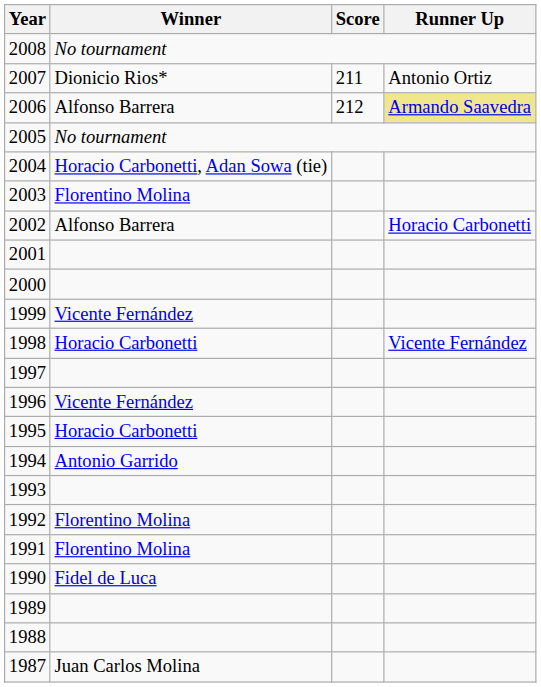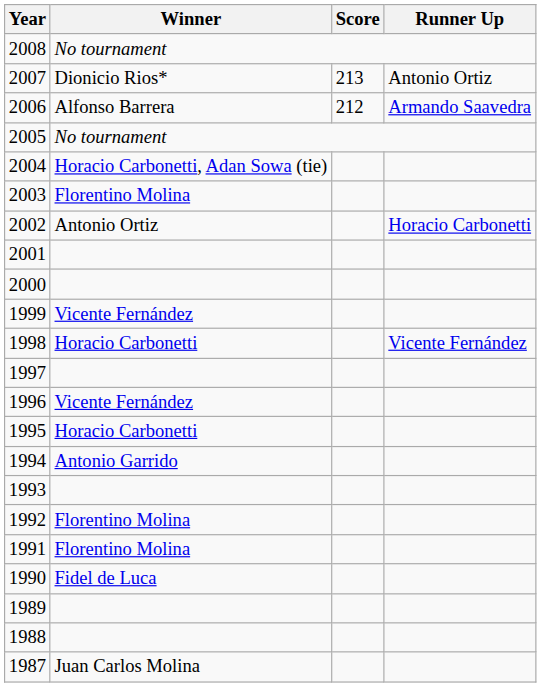(349, 78) 211 -> (350, 78) 213
(460, 107) khaki background -> (460, 107) no background
(115, 225) Alfonso Barrera -> (106, 225) Antonio Ortiz
